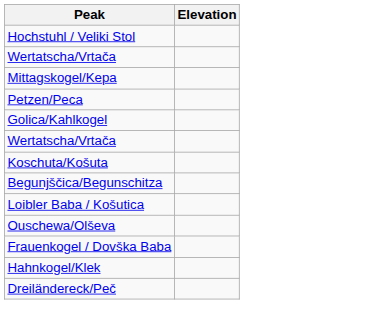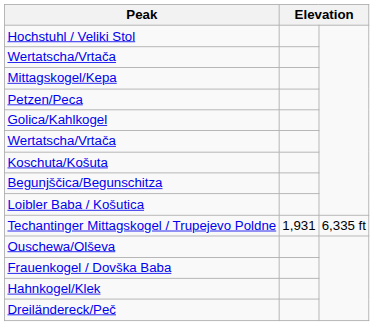+ row: (142, 225)
